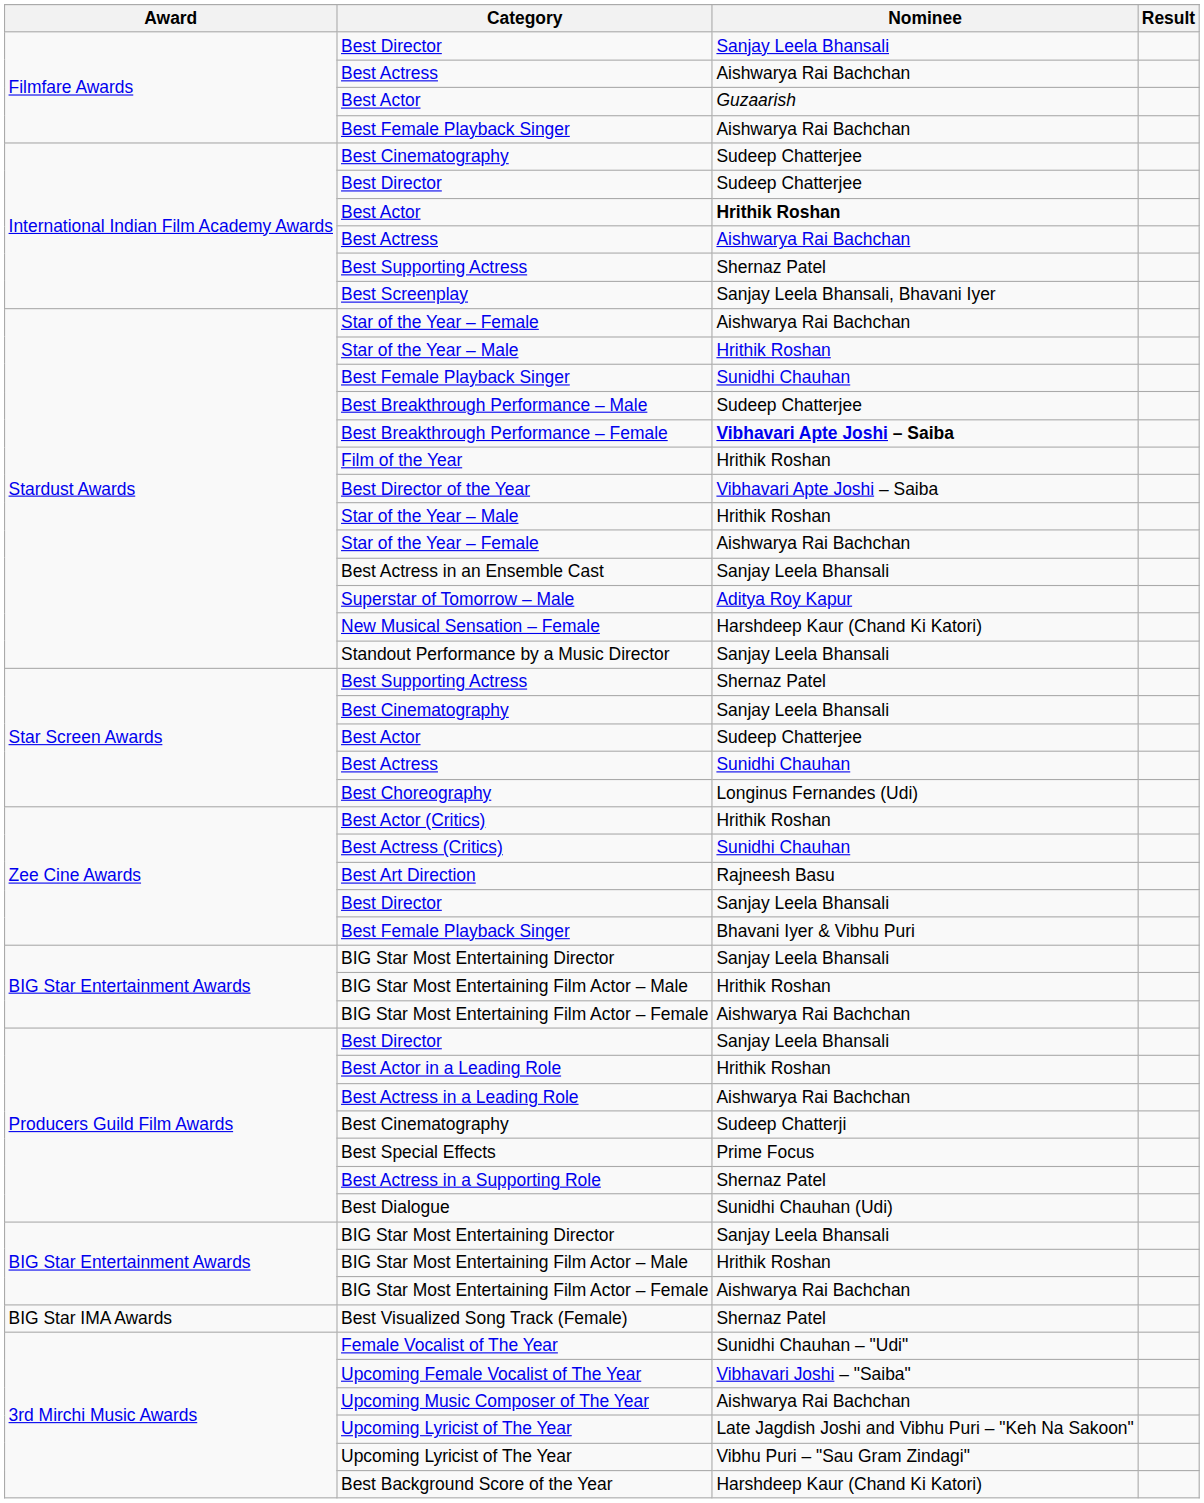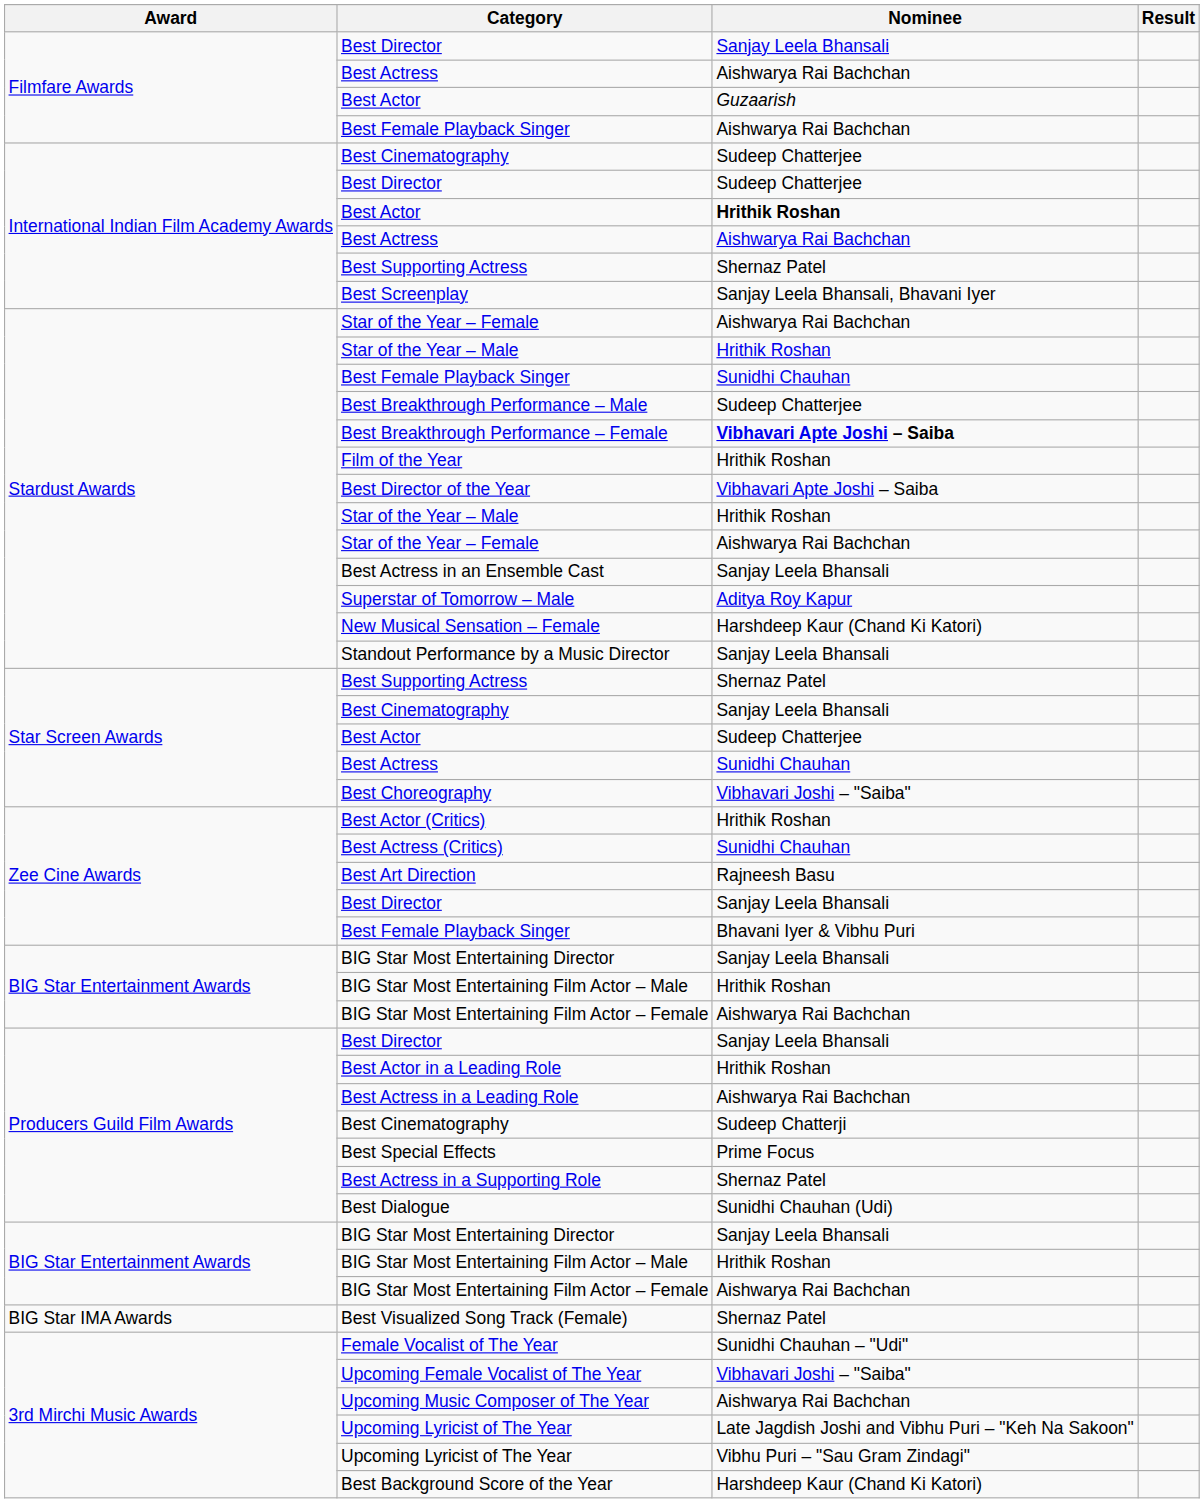(817, 792) Longinus Fernandes (Udi) -> (814, 792) Vibhavari Joshi – "Saiba"
